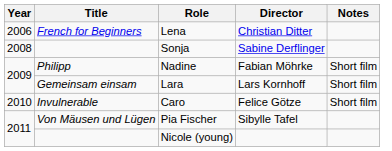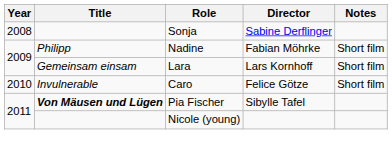- row: (173, 31)
(96, 119) normal -> (100, 102) bold
